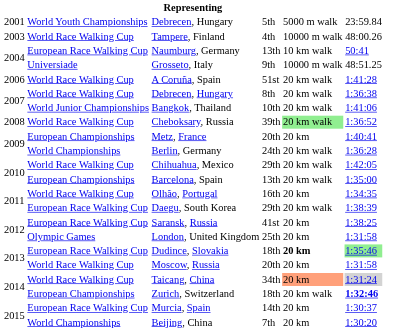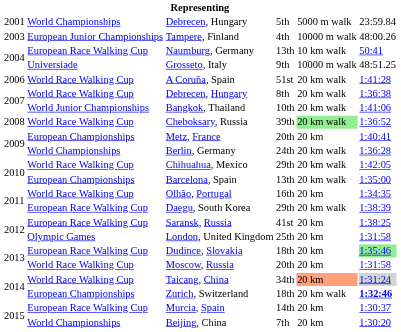(87, 22) World Youth Championships -> (74, 22) World Championships
(81, 36) World Race Walking Cup -> (95, 36) European Junior Championships
(297, 251) bold -> (310, 251) normal
